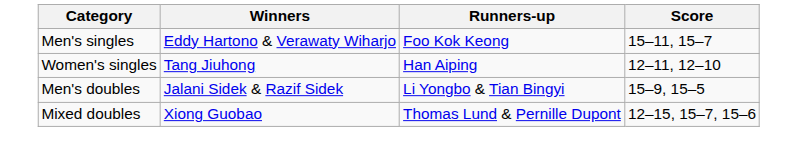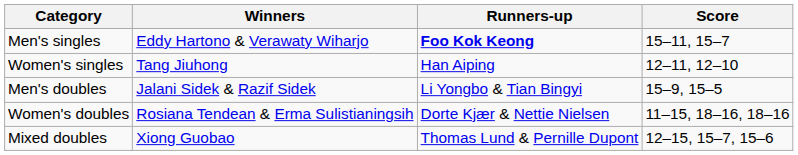(456, 41) normal -> (477, 41) bold
+ row: (69, 114)
